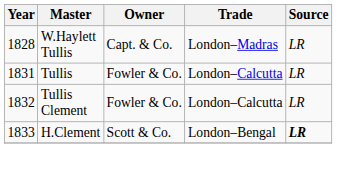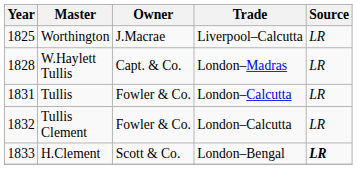+ row: (75, 36)
